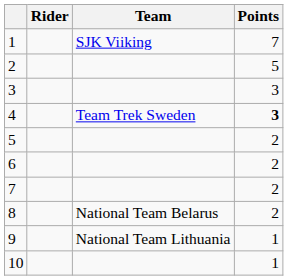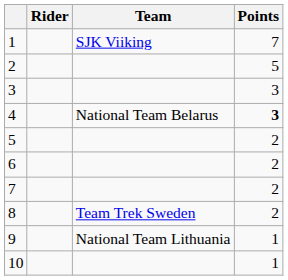(136, 115) Team Trek Sweden -> (147, 115) National Team Belarus
(147, 213) National Team Belarus -> (136, 213) Team Trek Sweden
